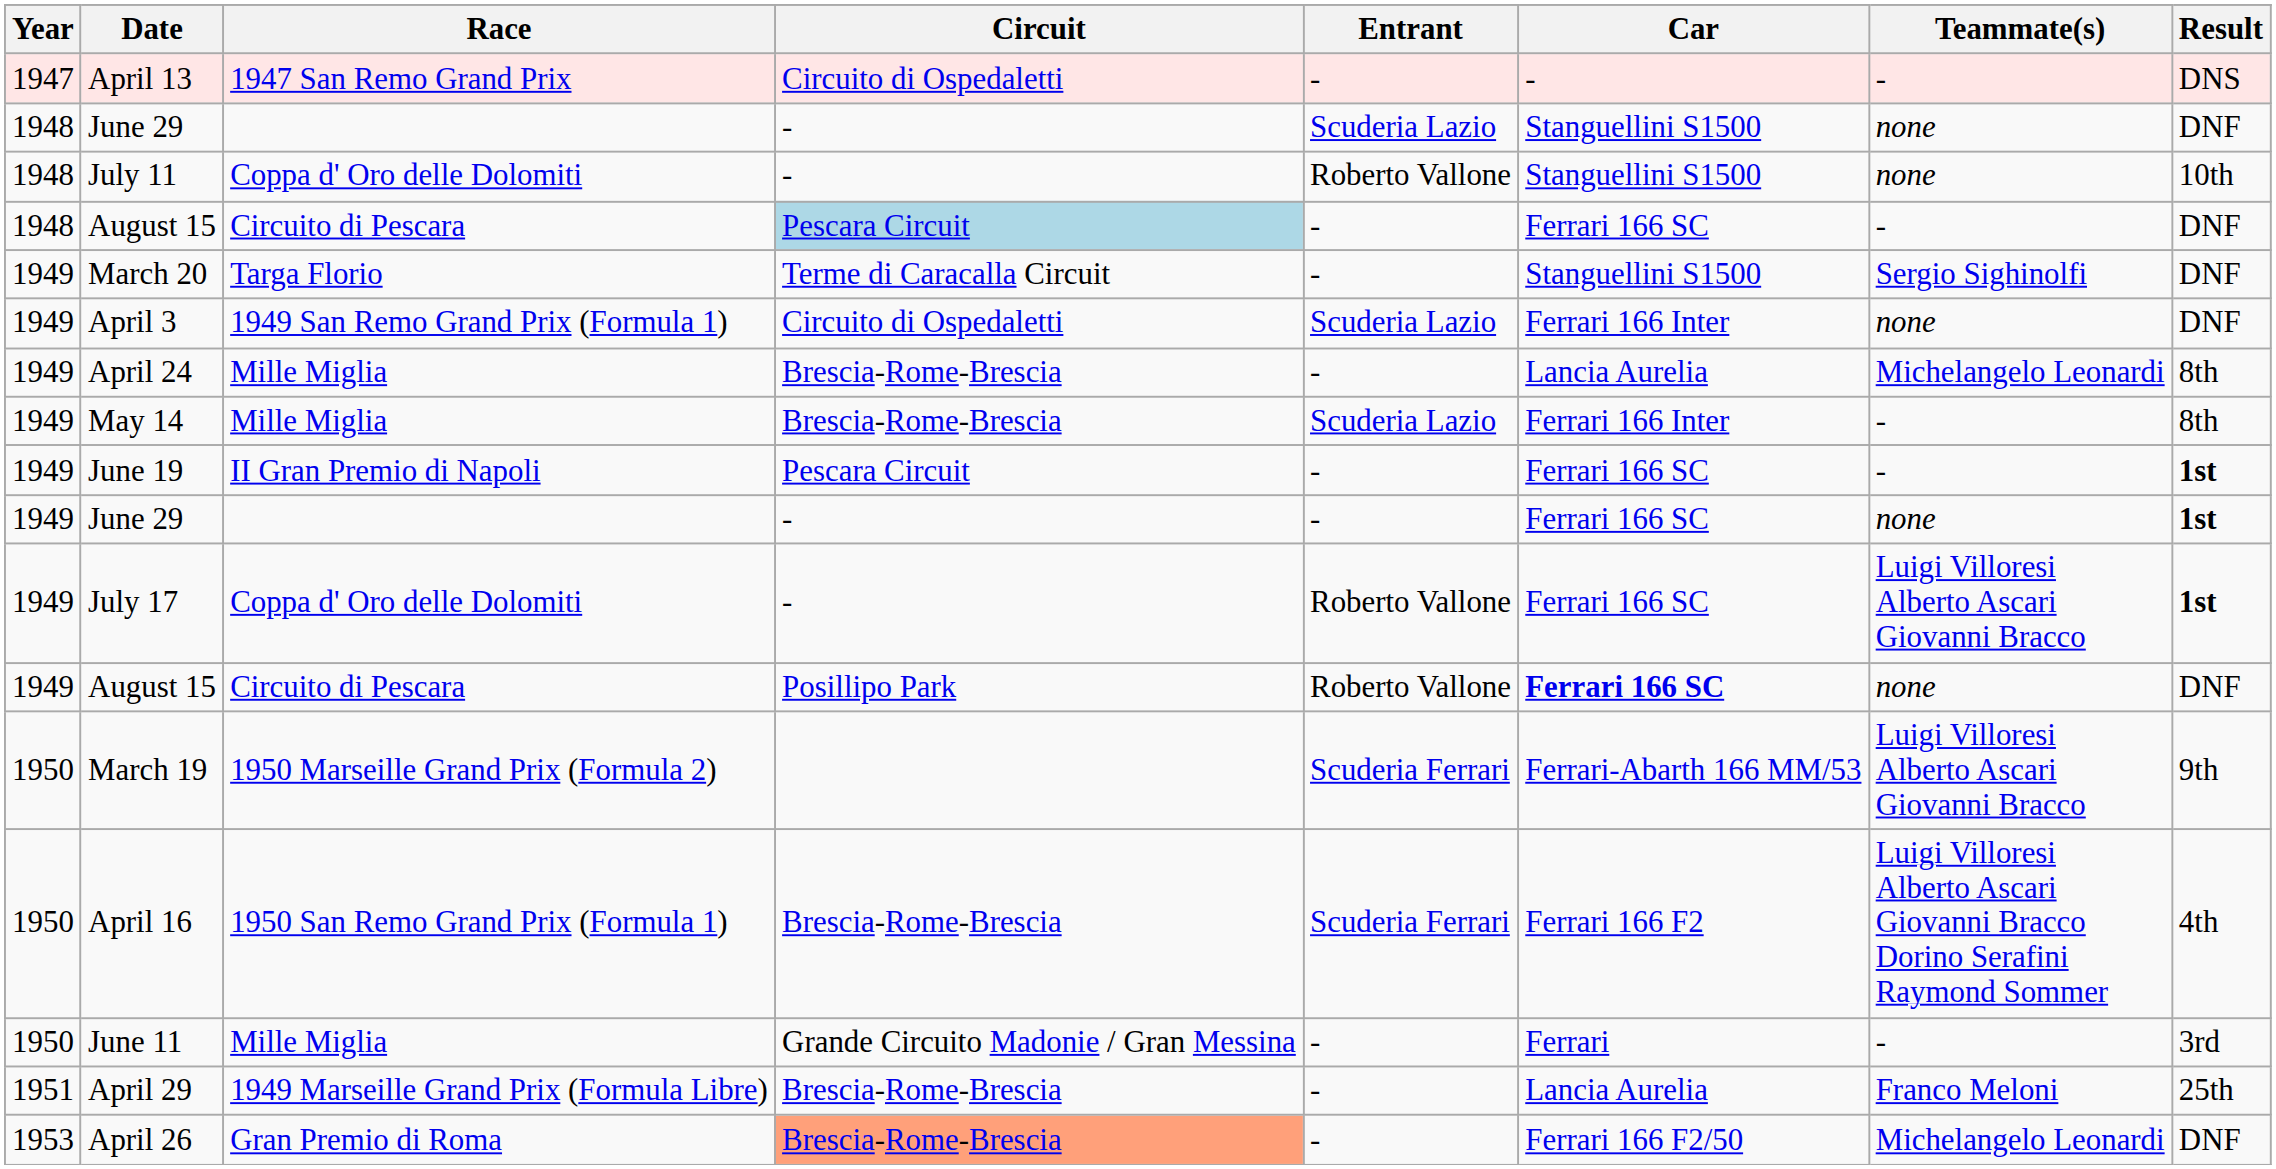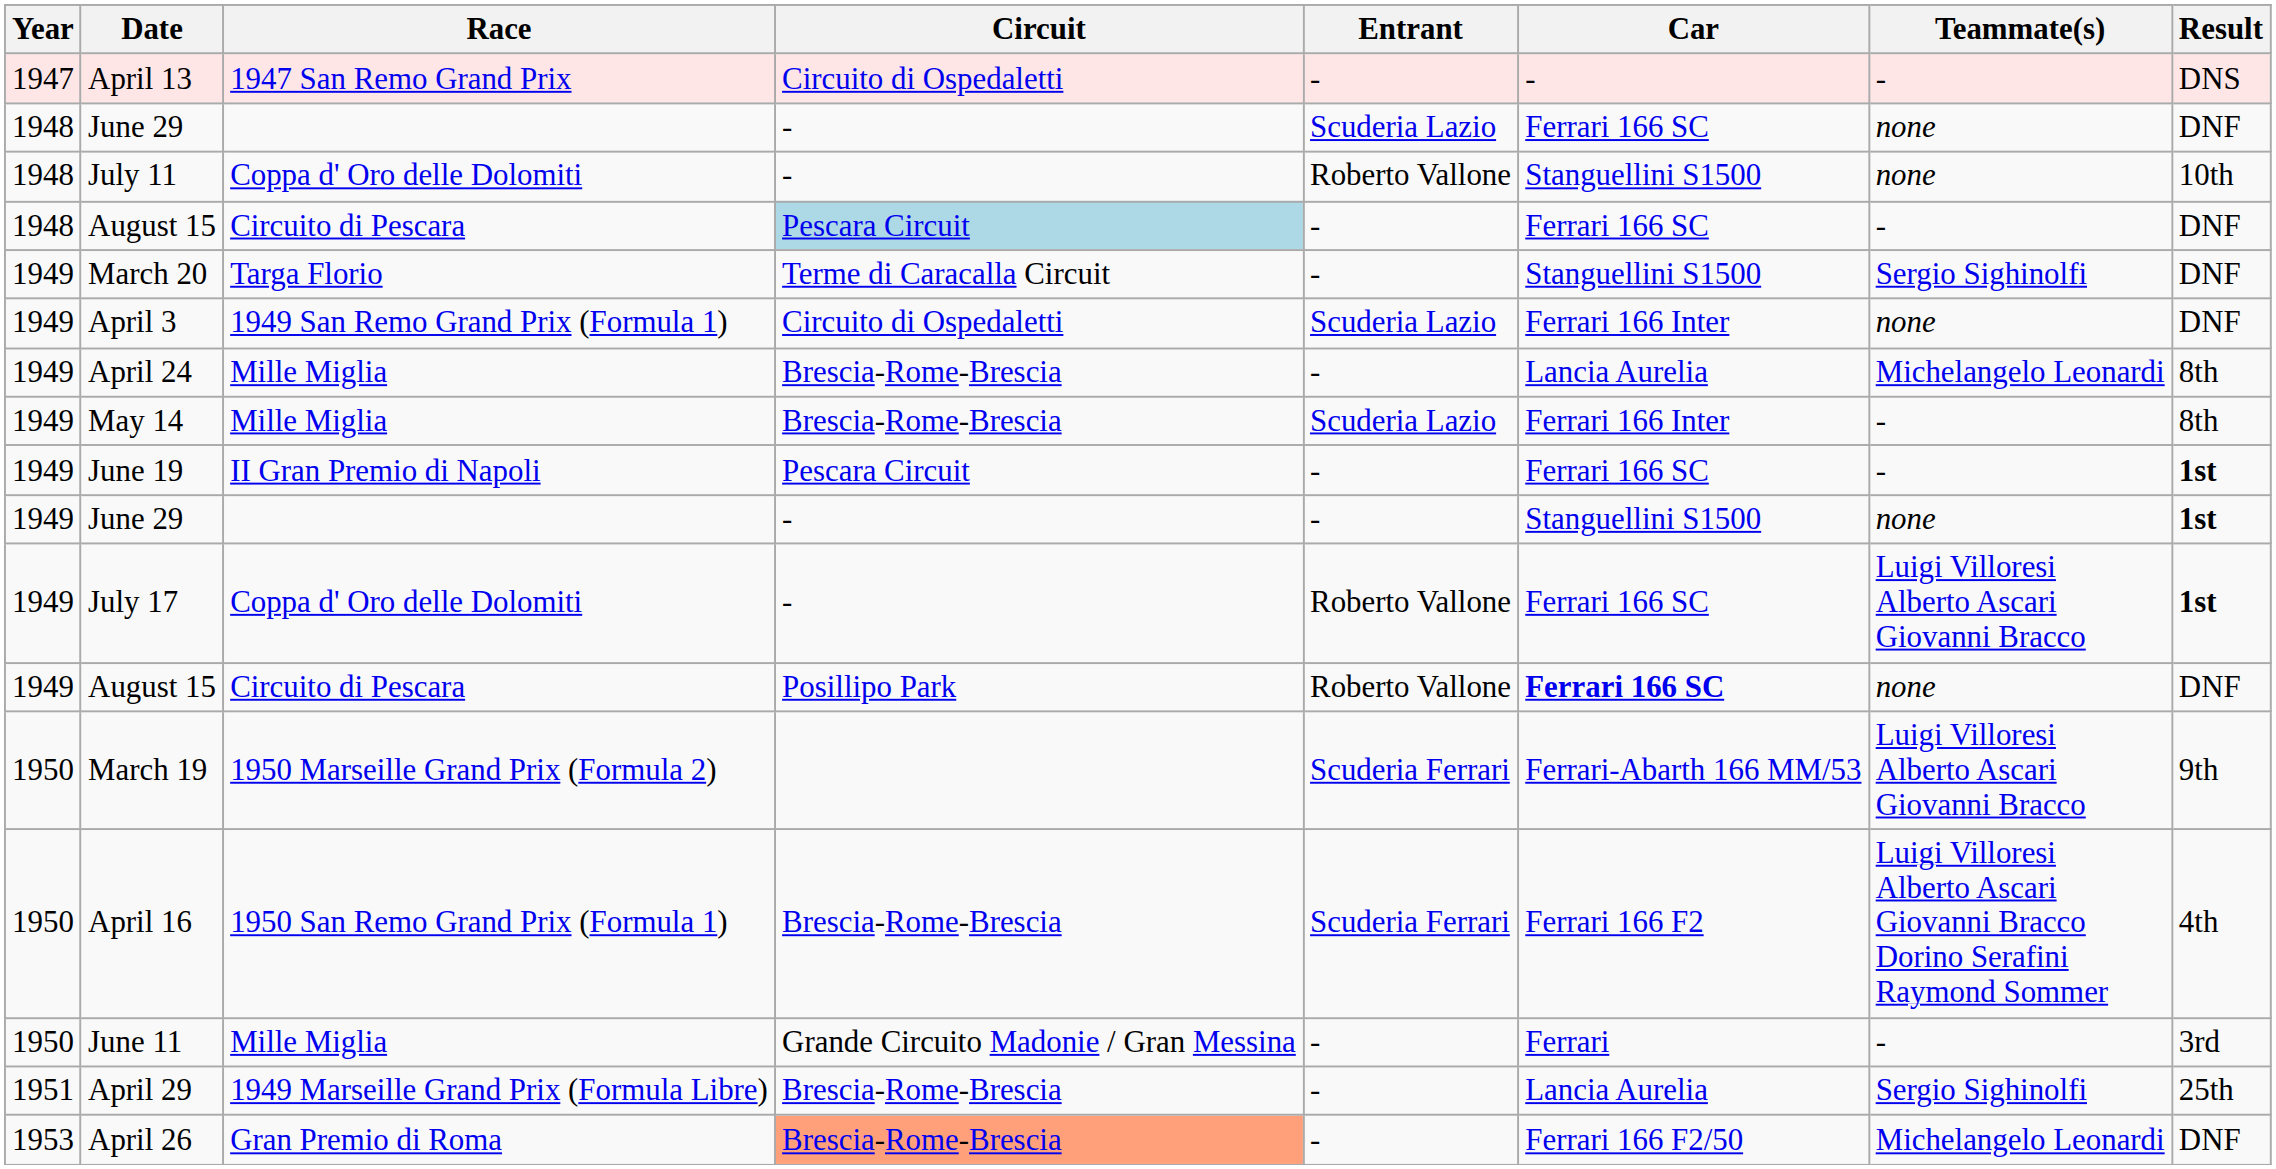(1643, 126) Stanguellini S1500 -> (1617, 126) Ferrari 166 SC
(1617, 518) Ferrari 166 SC -> (1643, 518) Stanguellini S1500
(1967, 1090) Franco Meloni -> (1981, 1090) Sergio Sighinolfi
